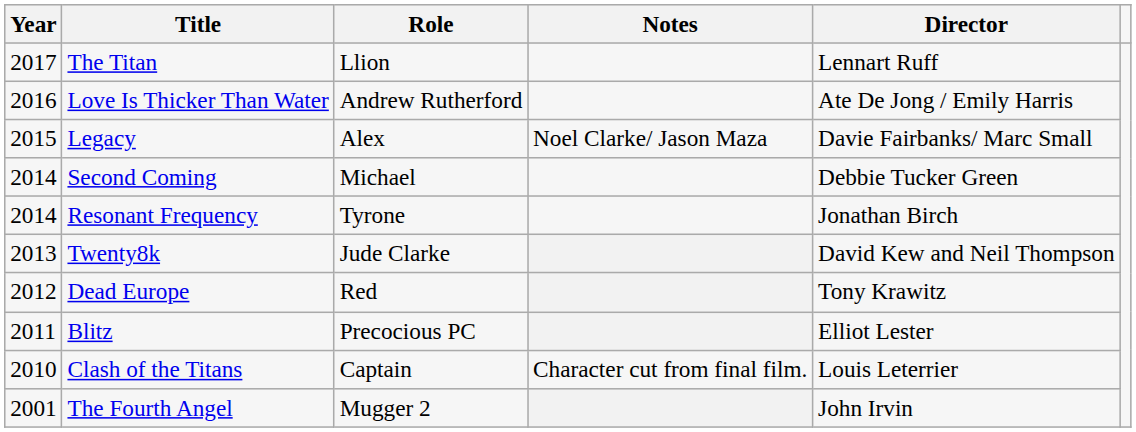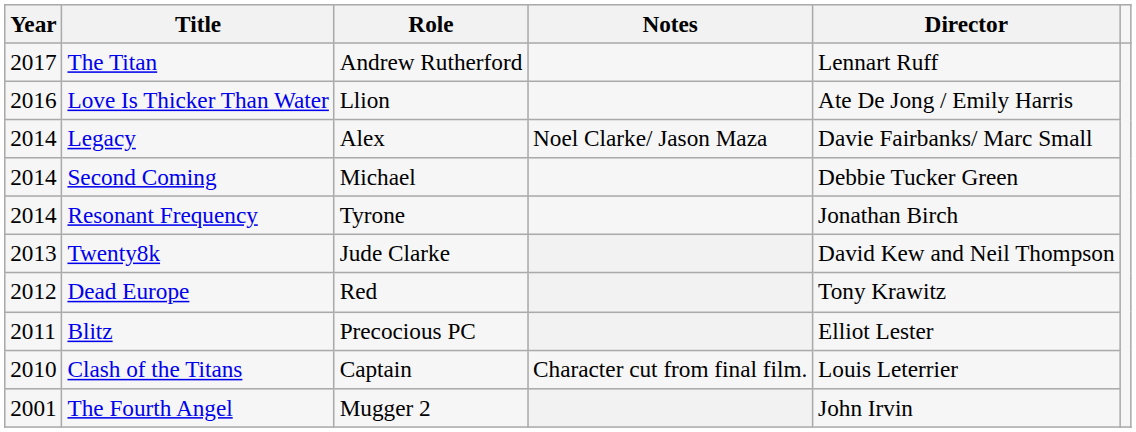(365, 62) Llion -> (431, 62) Andrew Rutherford
(431, 100) Andrew Rutherford -> (365, 100) Llion
(33, 138) 2015 -> (33, 138) 2014
